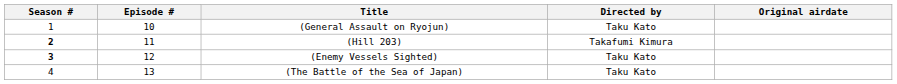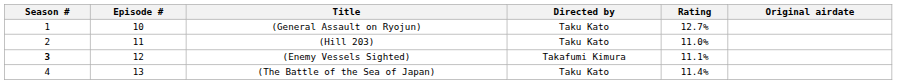+ column: (695, 12)
(51, 42) bold -> (47, 42) normal
(631, 42) Takafumi Kimura -> (584, 42) Taku Kato
(631, 57) Taku Kato -> (584, 57) Takafumi Kimura
